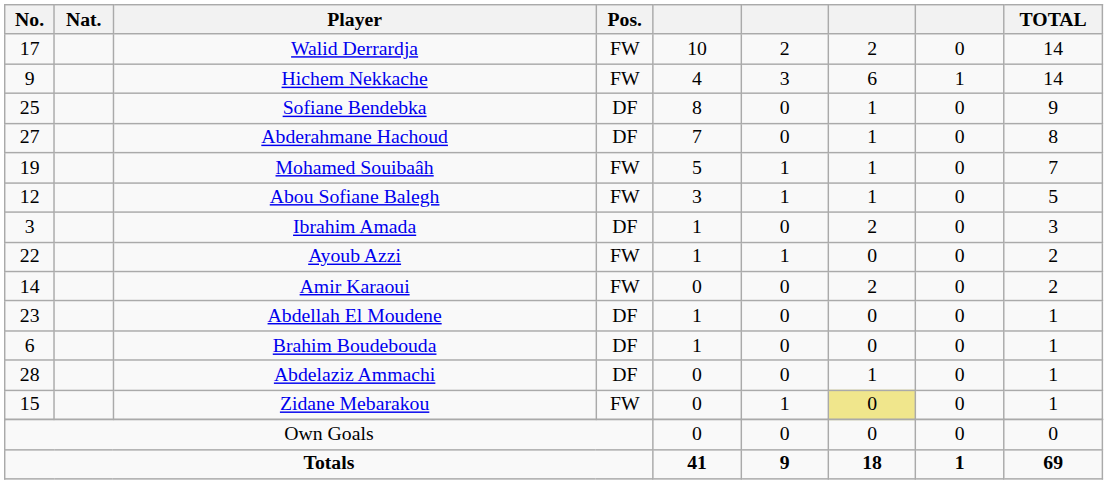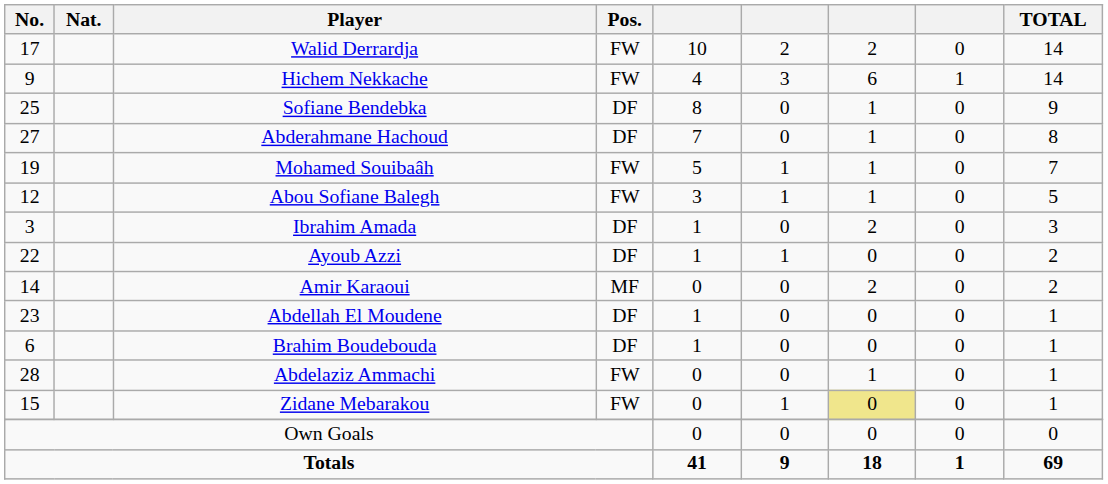(625, 255) FW -> (625, 255) DF
(625, 285) FW -> (625, 285) MF
(625, 374) DF -> (625, 374) FW
